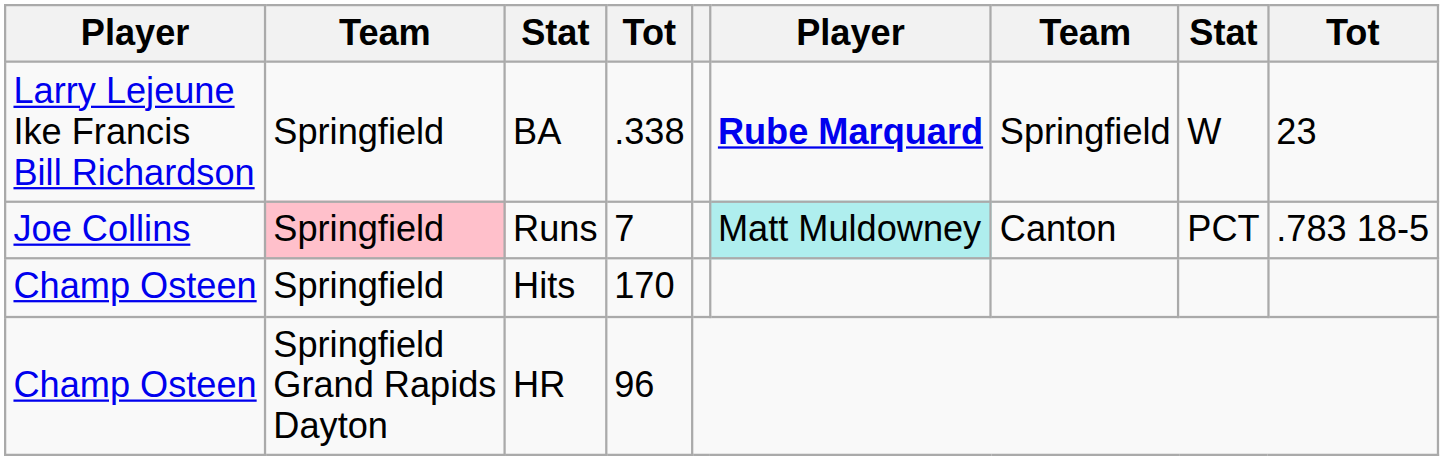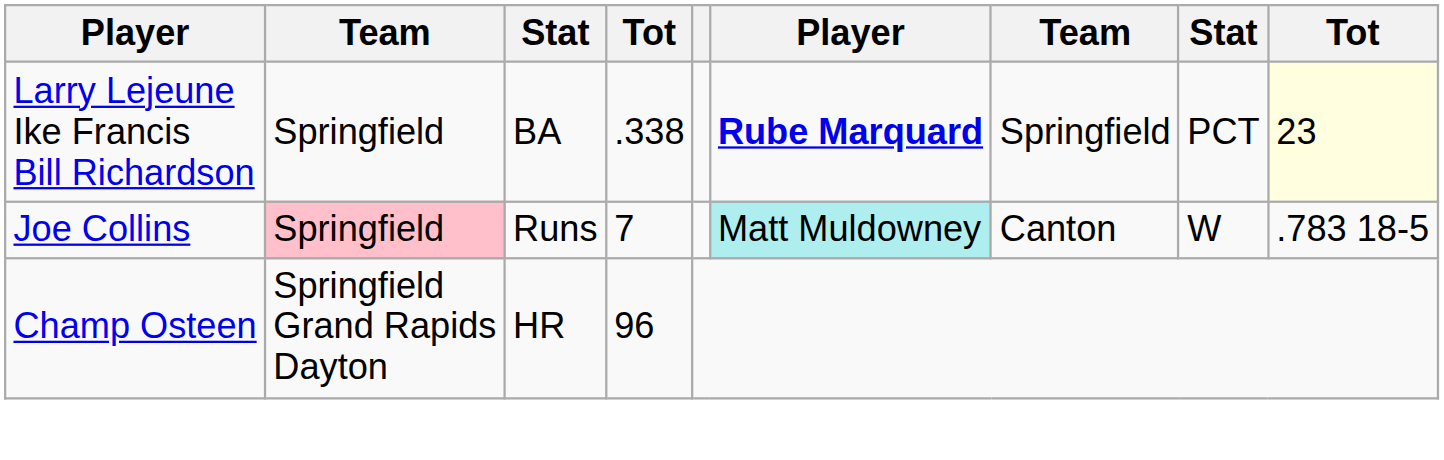(1204, 131) W -> (1223, 131) PCT
(1296, 131) no background -> (1296, 131) lightyellow background
(1223, 229) PCT -> (1204, 229) W
- row: (544, 286)
